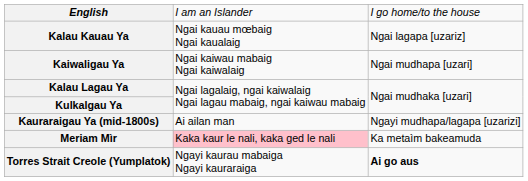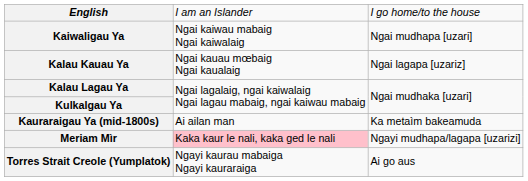rows swapped: (89, 36) <-> (89, 65)
(445, 122) Ngayi mudhapa/lagapa [uzarizi] -> (426, 122) Ka metaìm bakeamuda
(426, 139) Ka metaìm bakeamuda -> (445, 139) Ngayi mudhapa/lagapa [uzarizi]
(395, 162) bold -> (393, 162) normal
